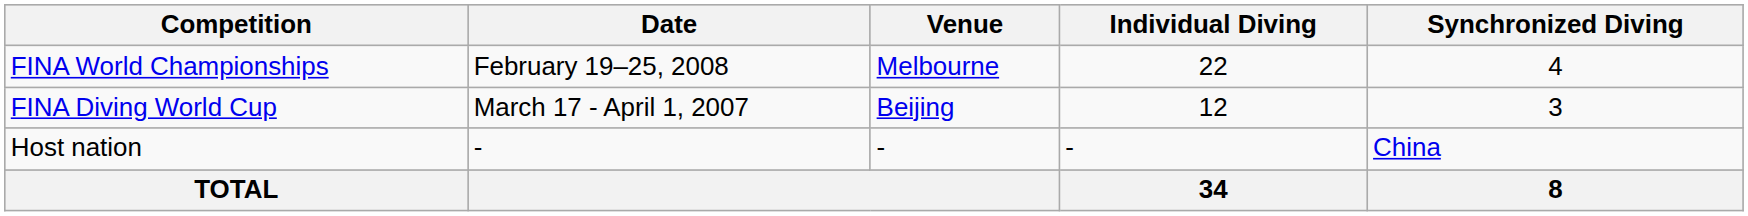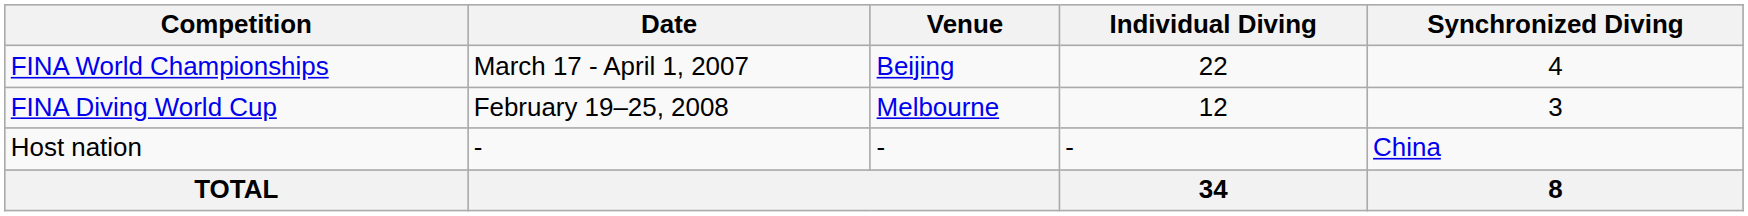(601, 66) February 19–25, 2008 -> (611, 66) March 17 - April 1, 2007
(938, 66) Melbourne -> (916, 66) Beijing
(611, 107) March 17 - April 1, 2007 -> (601, 107) February 19–25, 2008
(916, 107) Beijing -> (938, 107) Melbourne
